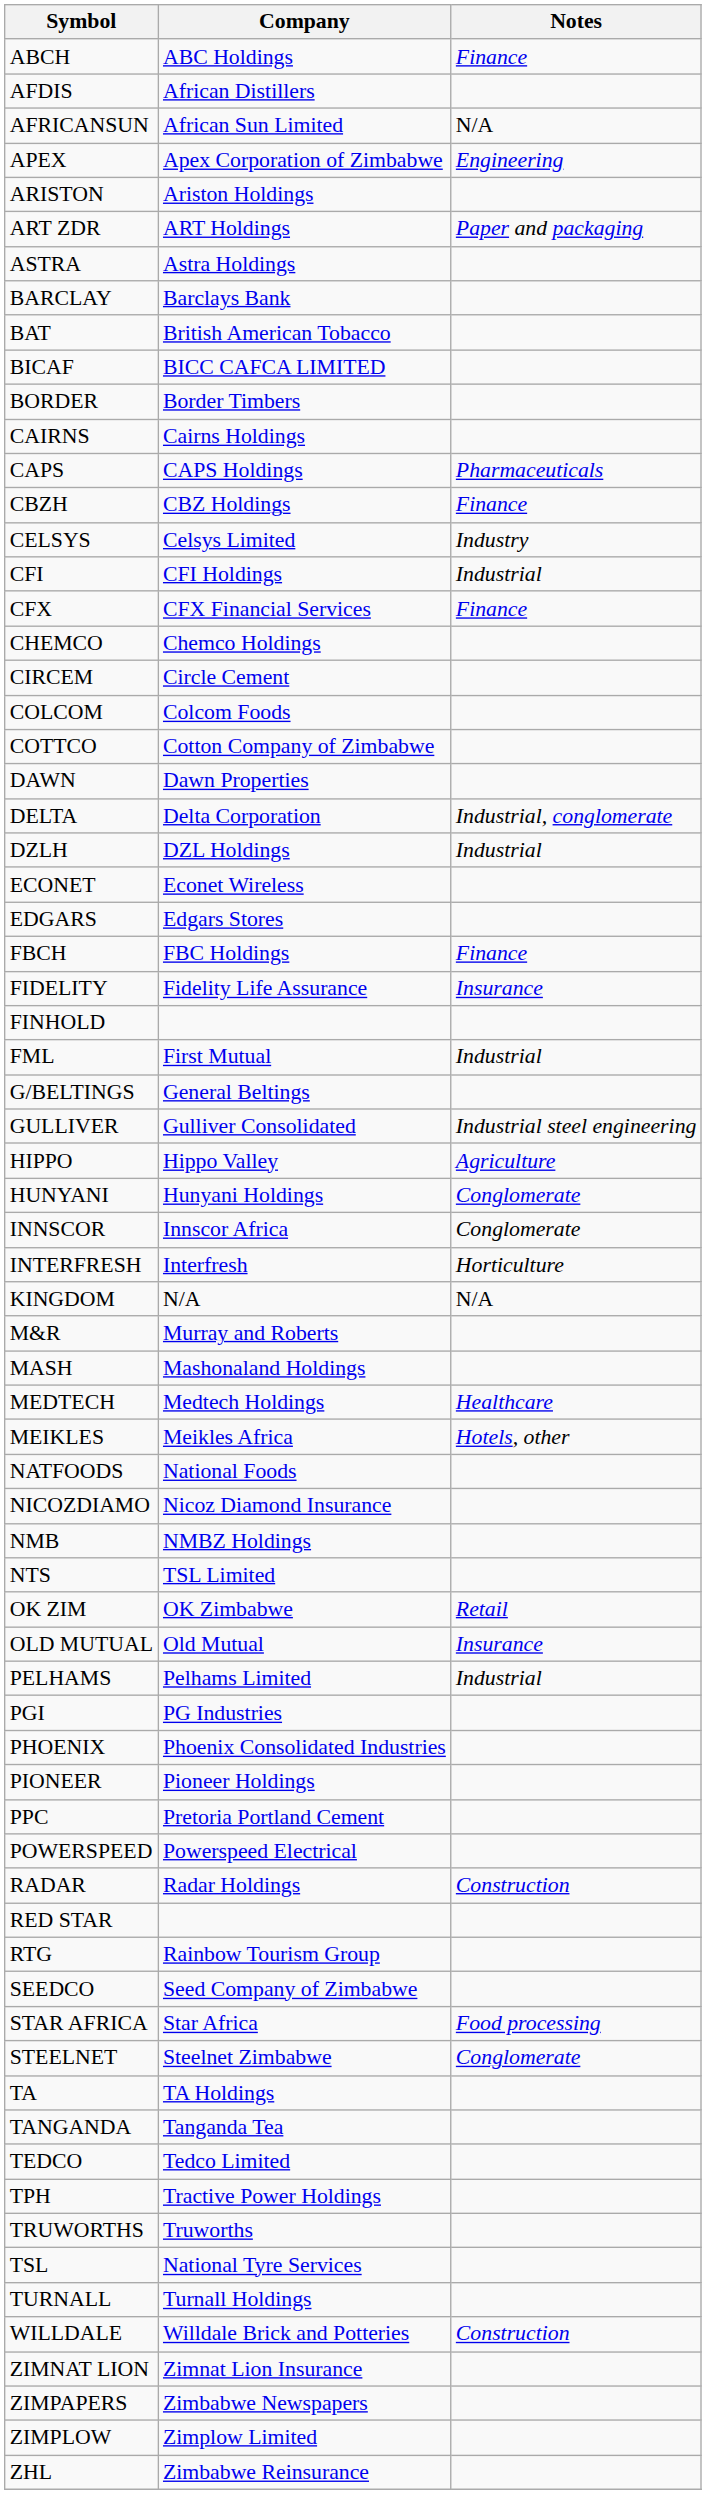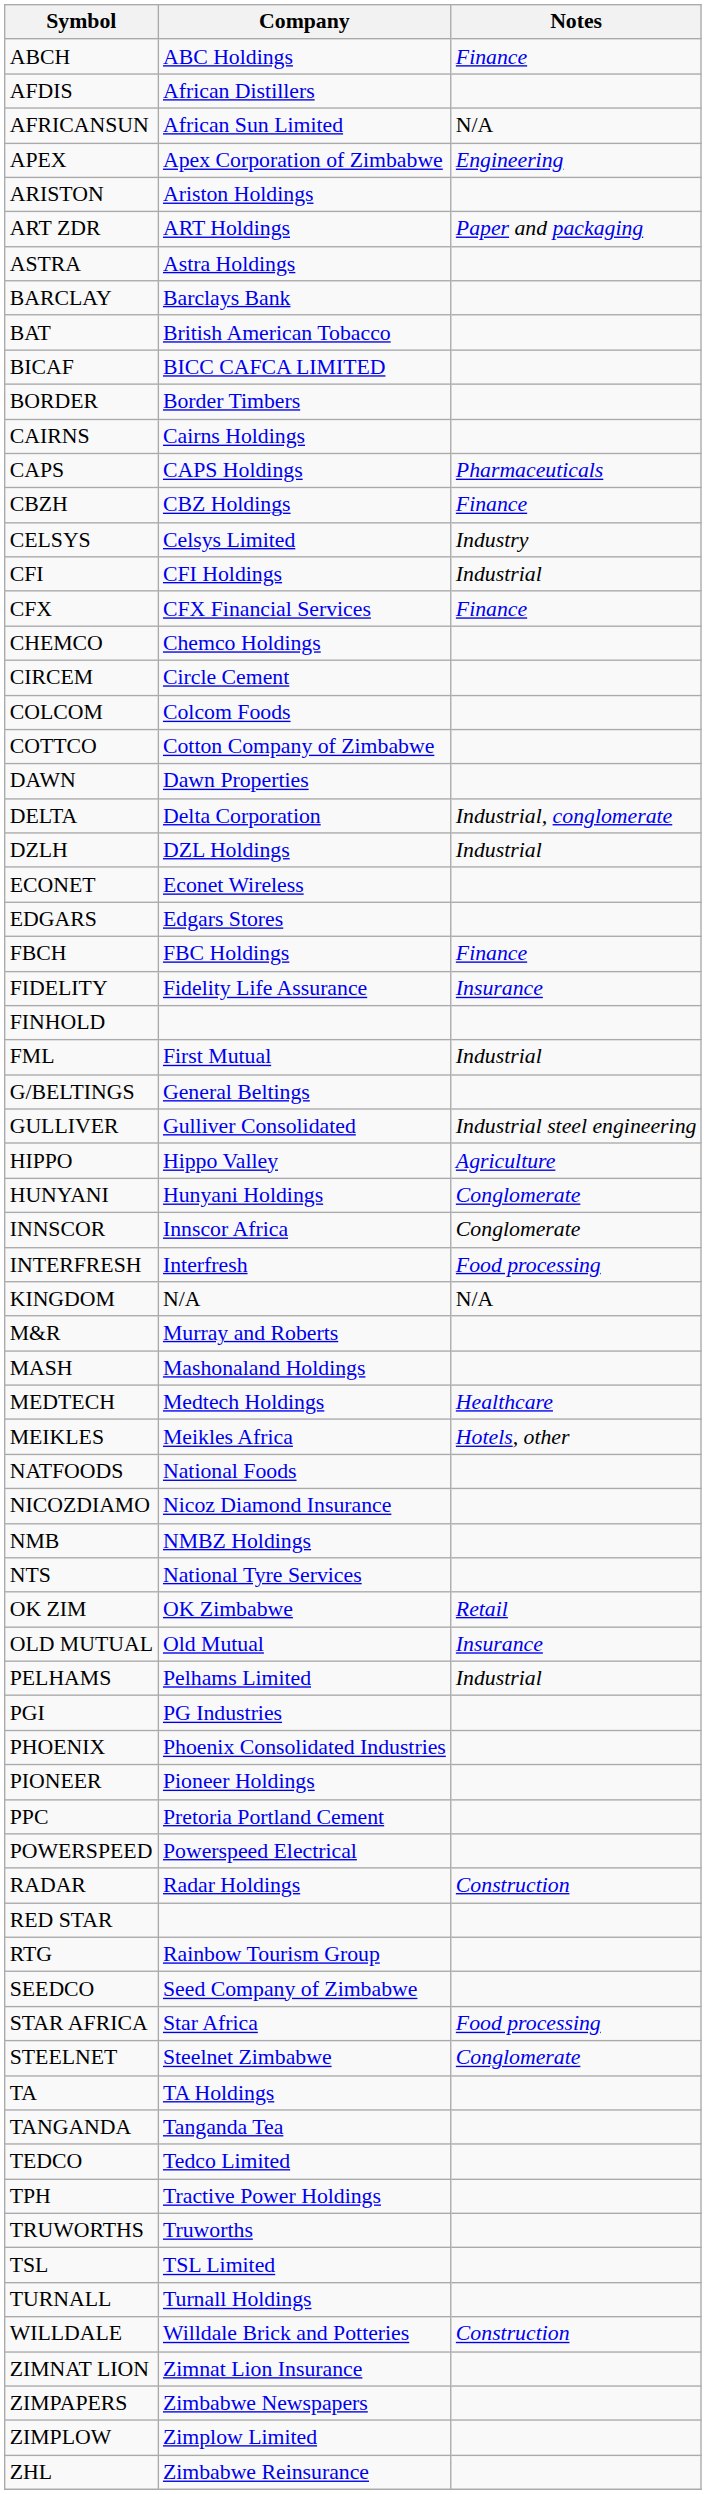(510, 1264) Horticulture -> (528, 1264) Food processing
(219, 1574) TSL Limited -> (262, 1574) National Tyre Services
(262, 2264) National Tyre Services -> (219, 2264) TSL Limited
